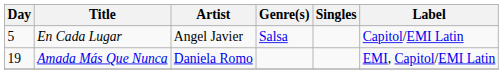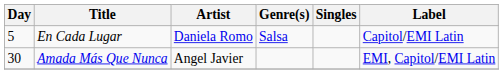(208, 36) Angel Javier -> (213, 36) Daniela Romo
(14, 58) 19 -> (14, 58) 30
(213, 58) Daniela Romo -> (208, 58) Angel Javier
